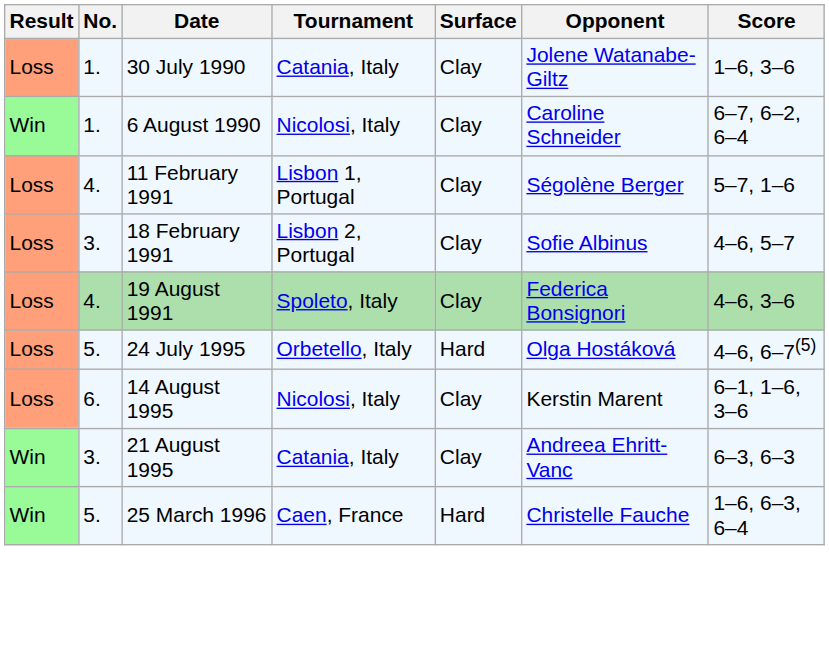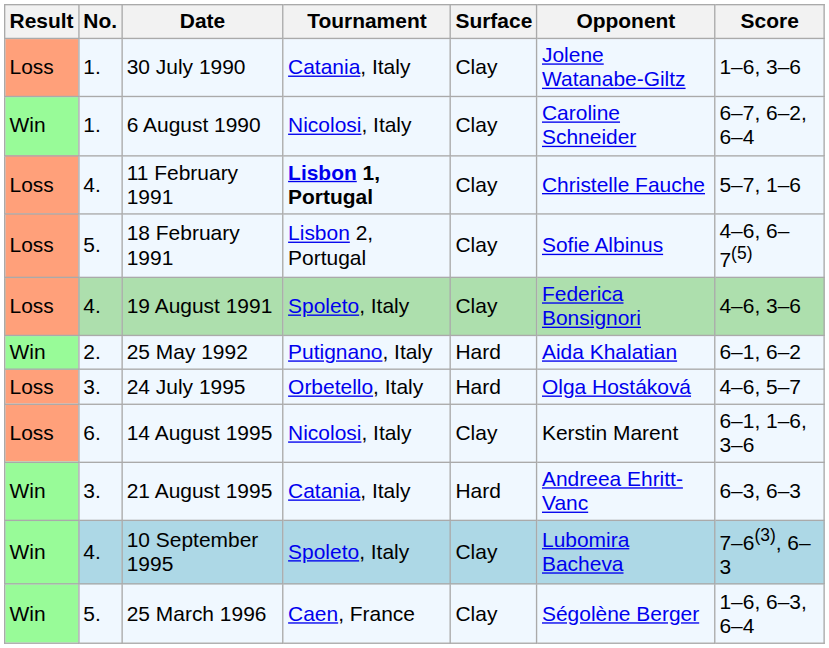(319, 183) normal -> (334, 183) bold
(605, 183) Ségolène Berger -> (623, 183) Christelle Fauche
(92, 242) 3. -> (92, 244) 5.
(754, 242) 4–6, 5–7 -> (754, 244) 4–6, 6–7(5)
+ row: (187, 352)
(92, 349) 5. -> (92, 386) 3.
(765, 349) 4–6, 6–7(5) -> (760, 386) 4–6, 5–7
(461, 456) Clay -> (478, 490) Hard
+ row: (192, 551)
(463, 514) Hard -> (476, 612) Clay
(608, 514) Christelle Fauche -> (621, 612) Ségolène Berger
